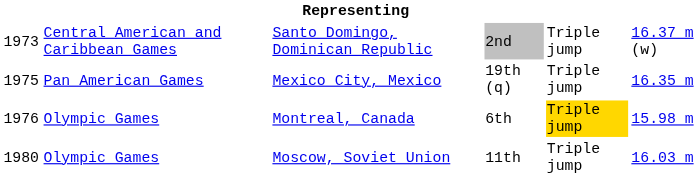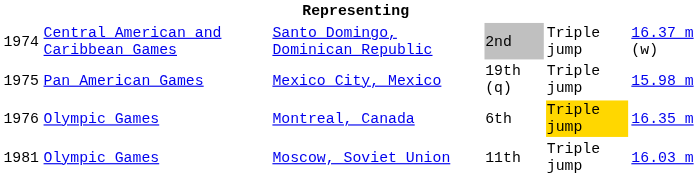(21, 41) 1973 -> (21, 41) 1974
(662, 80) 16.35 m -> (662, 80) 15.98 m
(662, 119) 15.98 m -> (662, 119) 16.35 m
(21, 157) 1980 -> (21, 157) 1981
